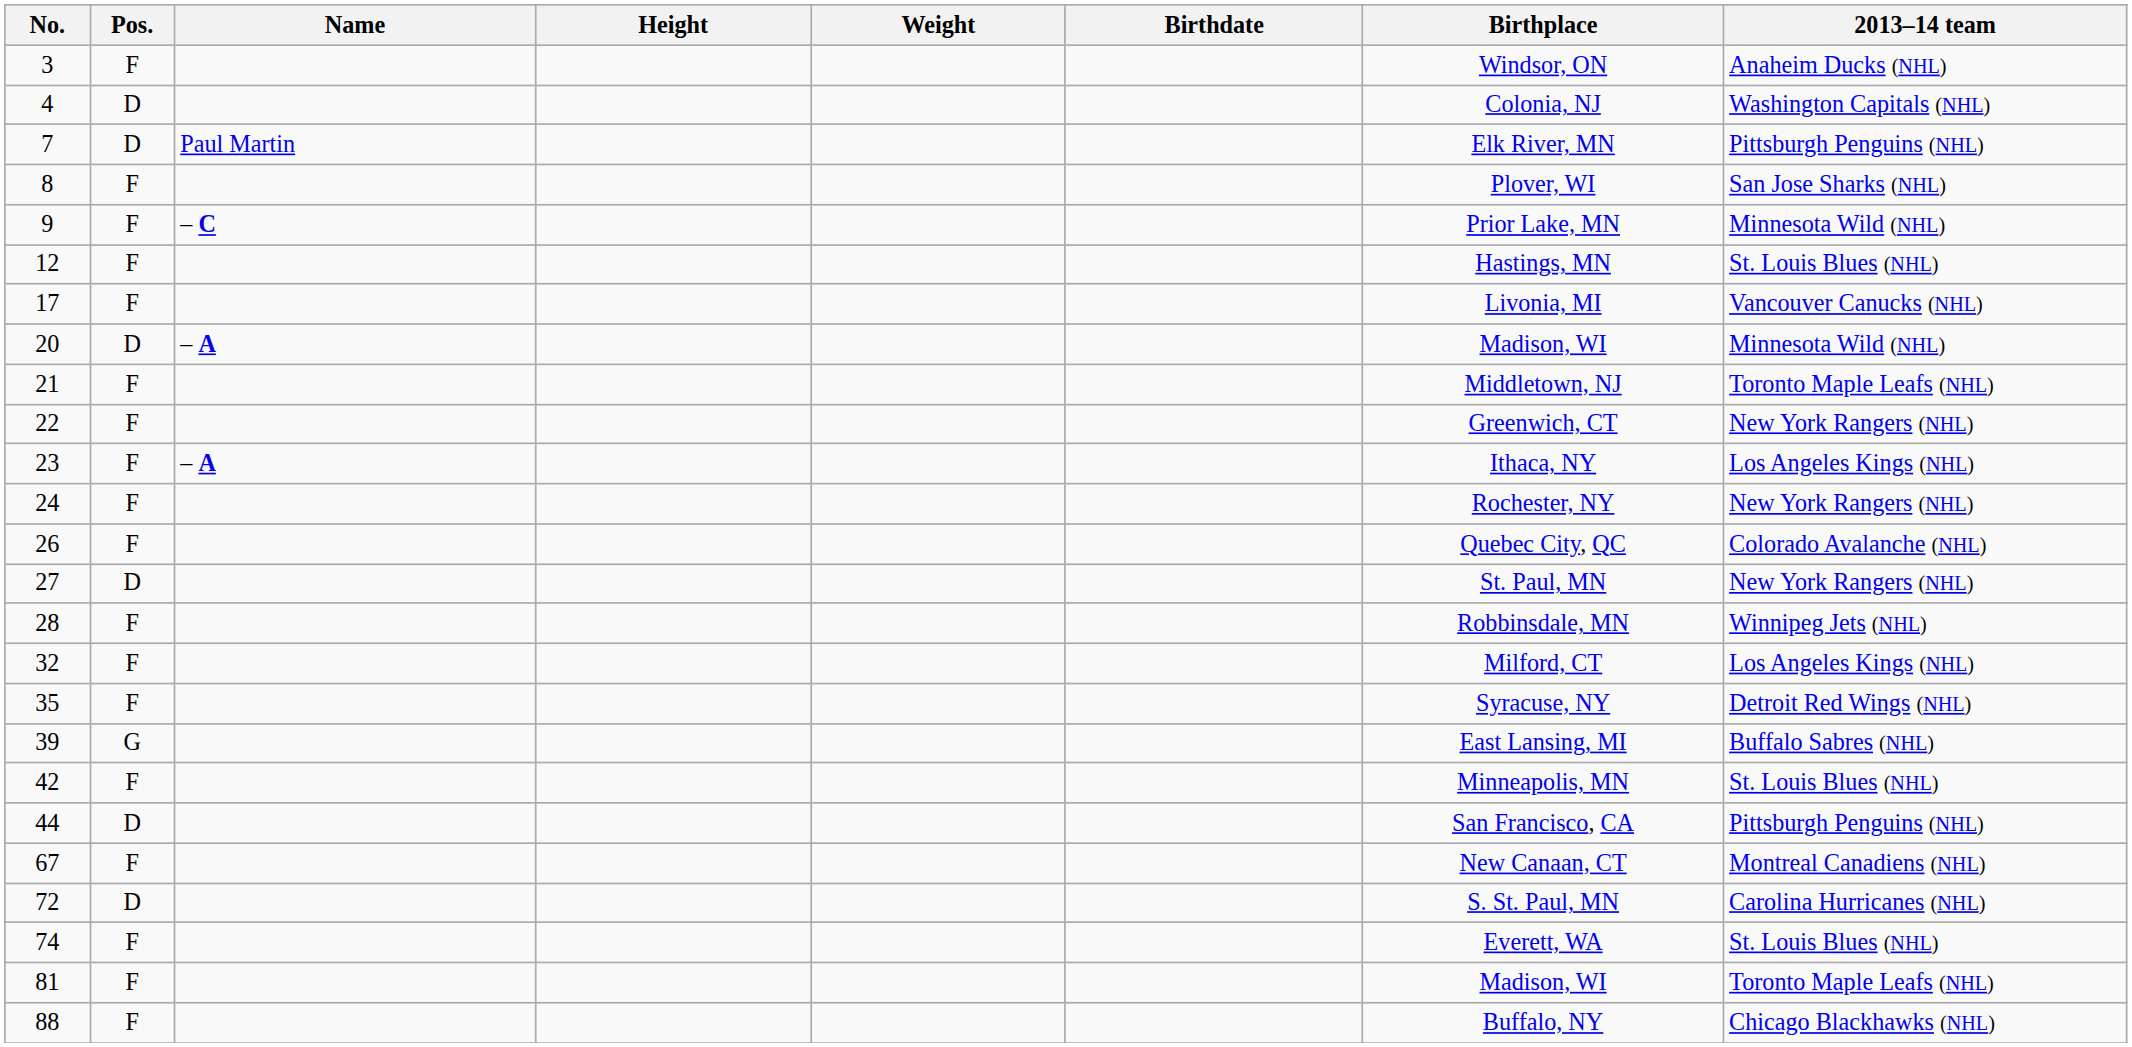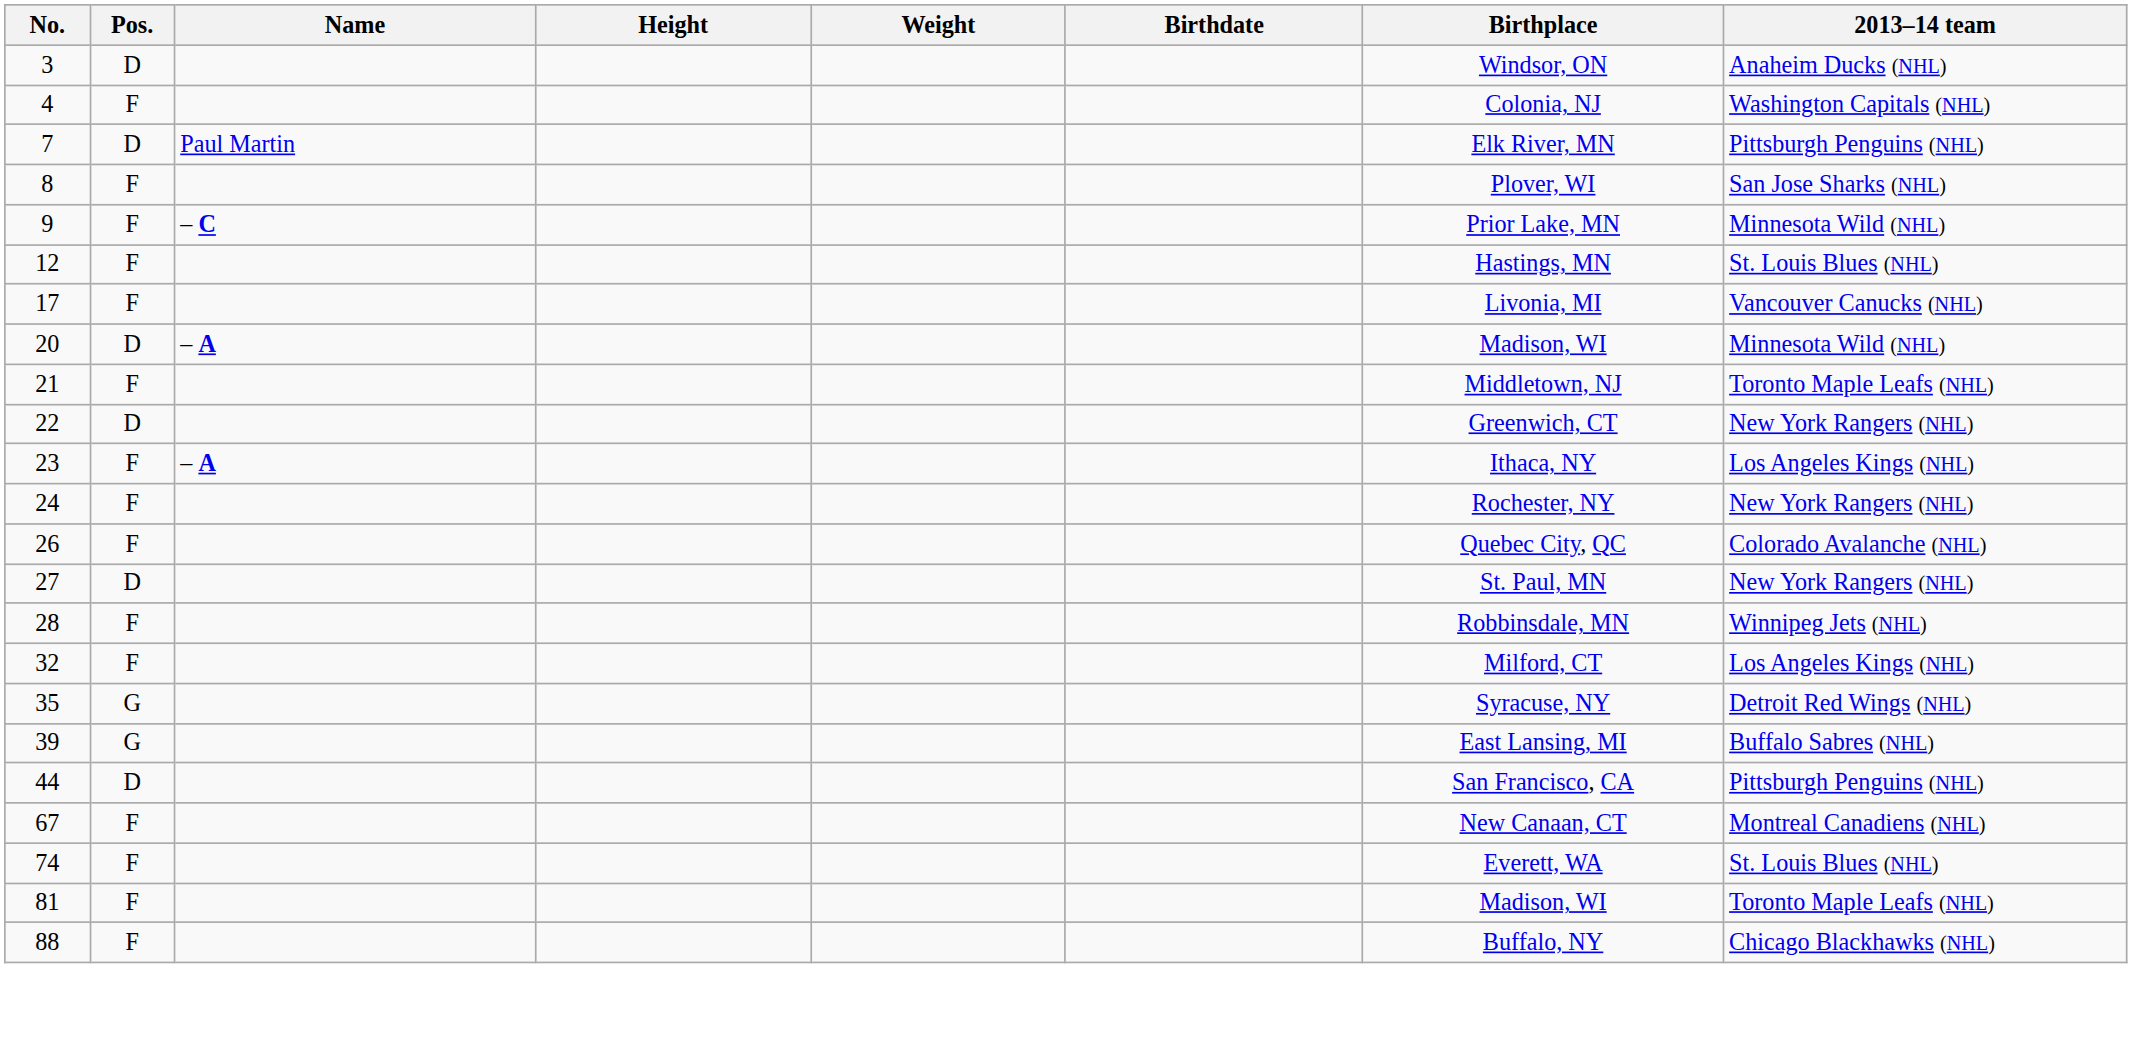(132, 64) F -> (132, 64) D
(132, 104) D -> (132, 104) F
(132, 423) F -> (132, 423) D
(132, 703) F -> (132, 703) G
- row: (47, 782)
- row: (47, 902)
